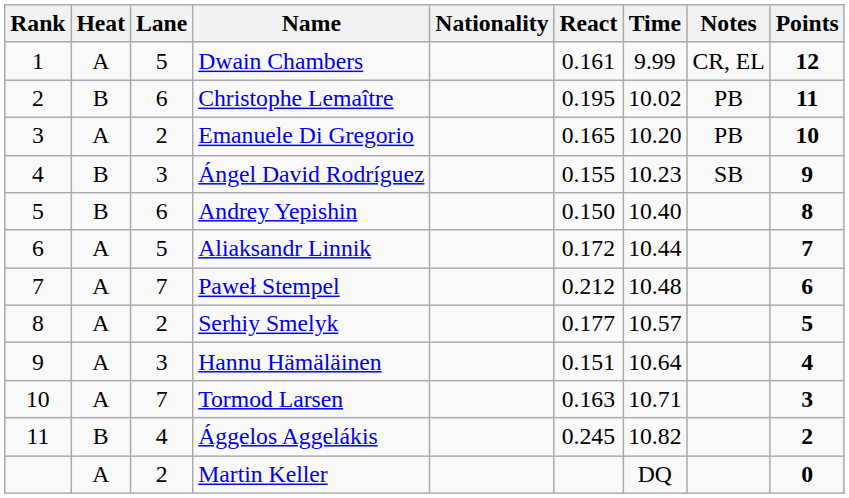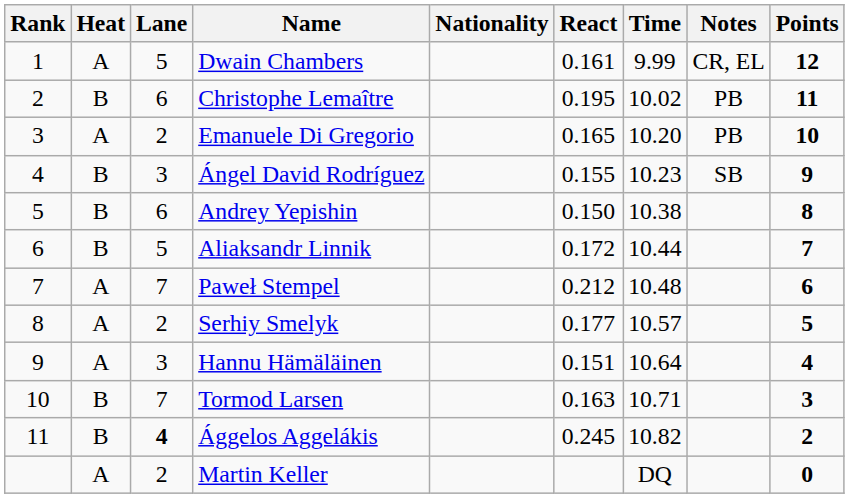(655, 211) 10.40 -> (655, 211) 10.38
(101, 248) A -> (101, 248) B
(101, 398) A -> (101, 398) B
(162, 436) normal -> (162, 436) bold
